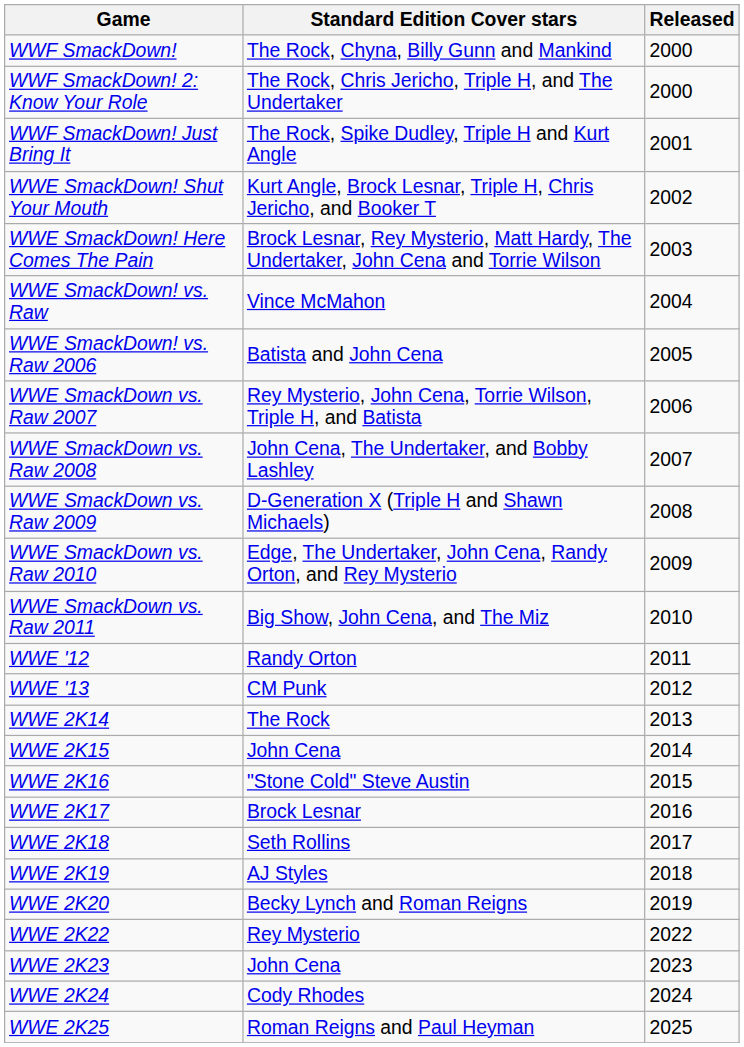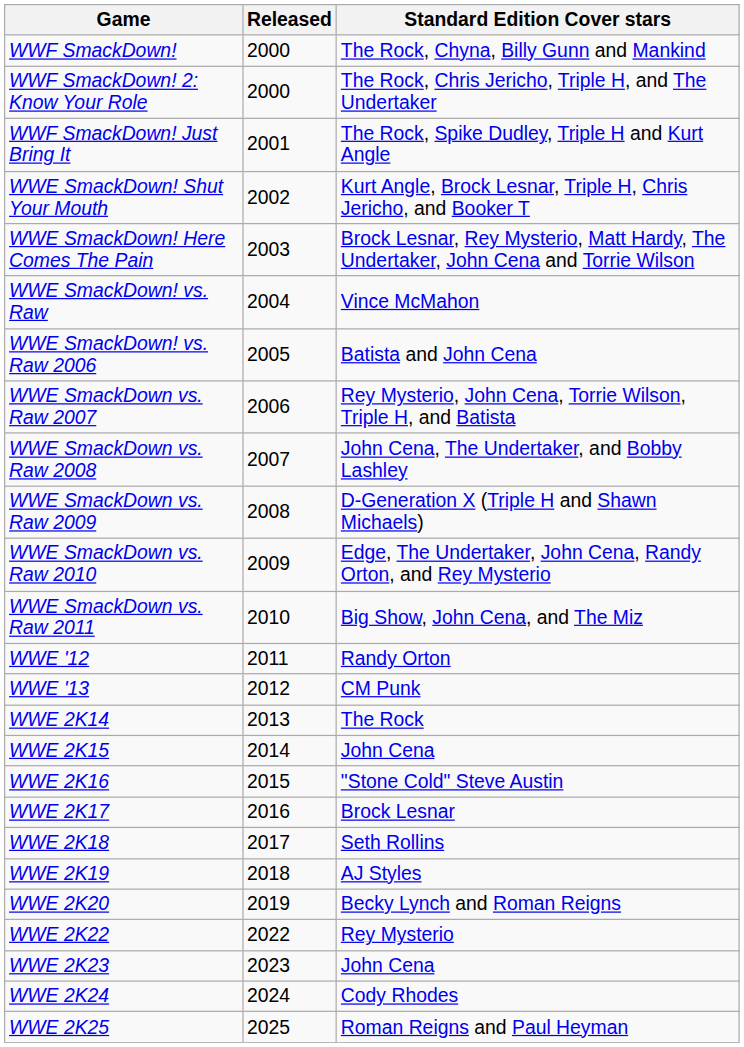columns swapped: (444, 19) <-> (692, 19)
